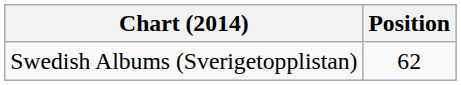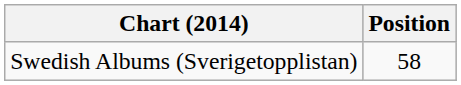(409, 60) 62 -> (409, 60) 58
